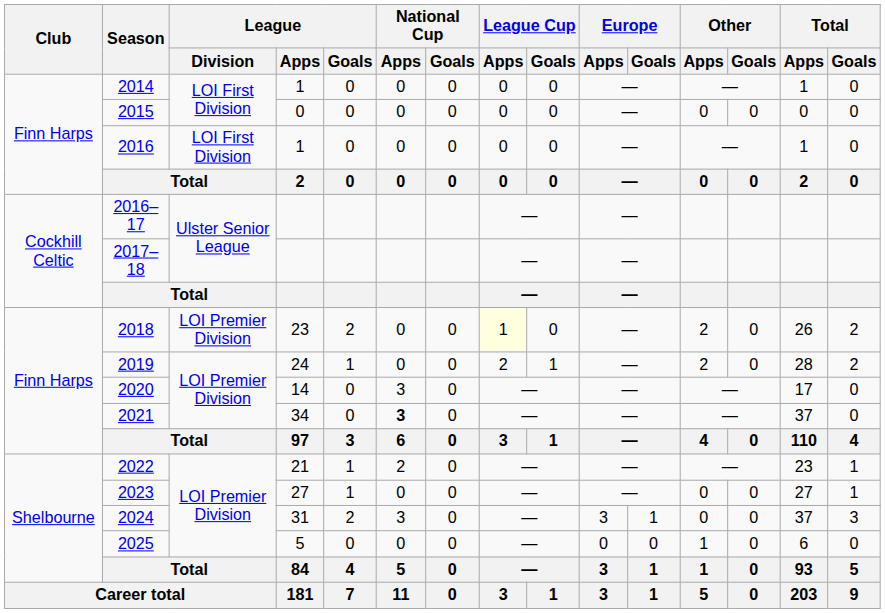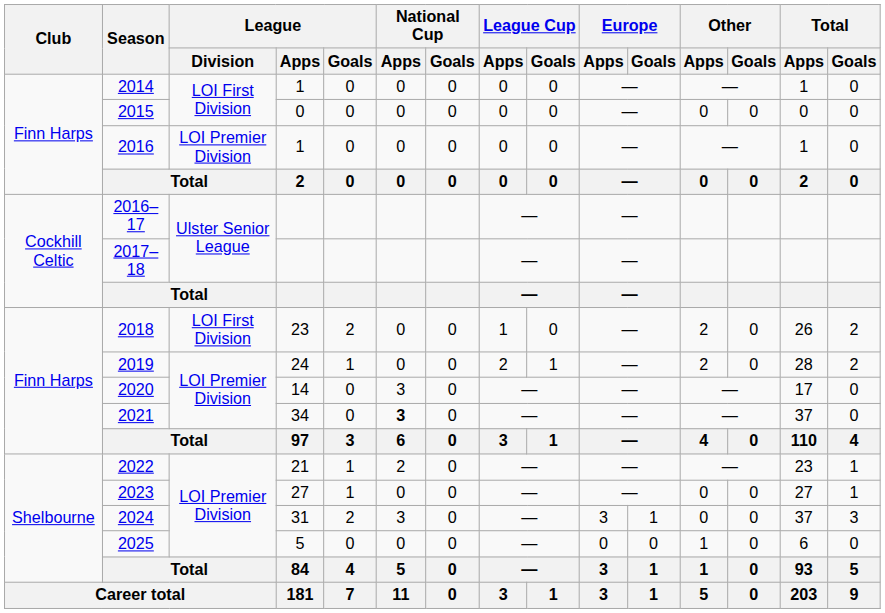(223, 147) LOI First Division -> (223, 147) LOI Premier Division
(223, 329) LOI Premier Division -> (223, 329) LOI First Division
(503, 329) lightyellow background -> (503, 329) no background
